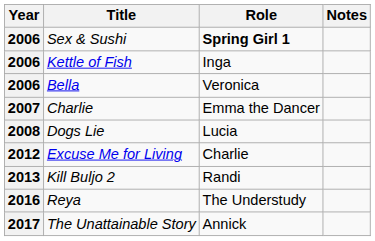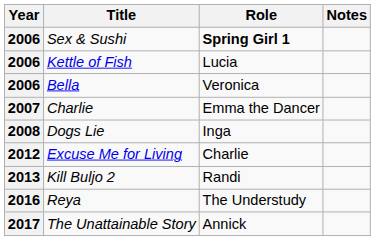(217, 62) Inga -> (220, 62) Lucia
(220, 131) Lucia -> (217, 131) Inga
